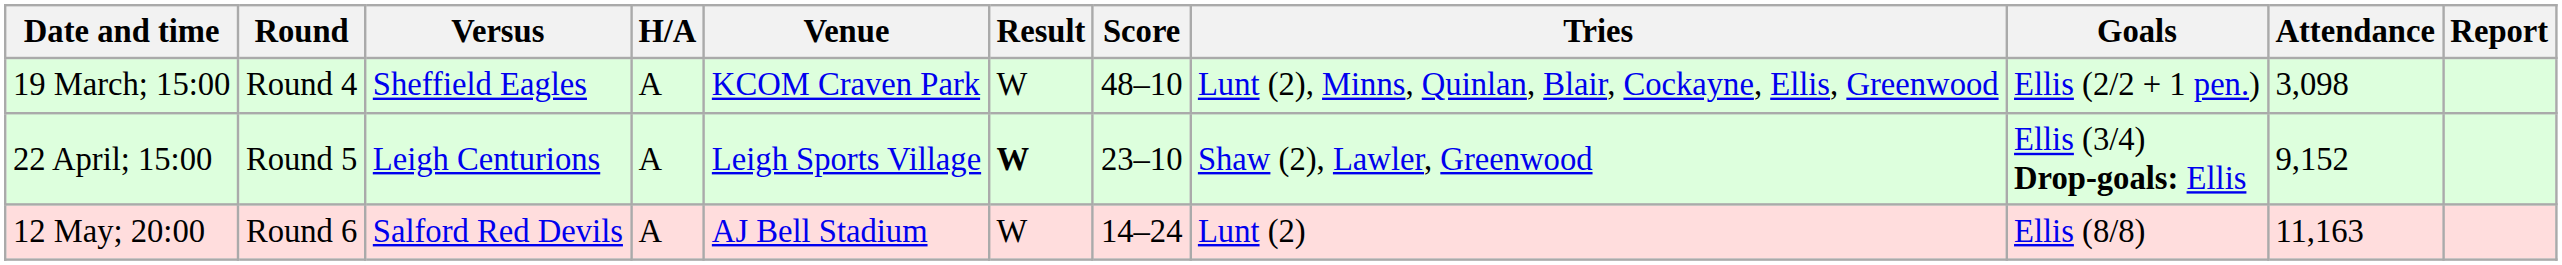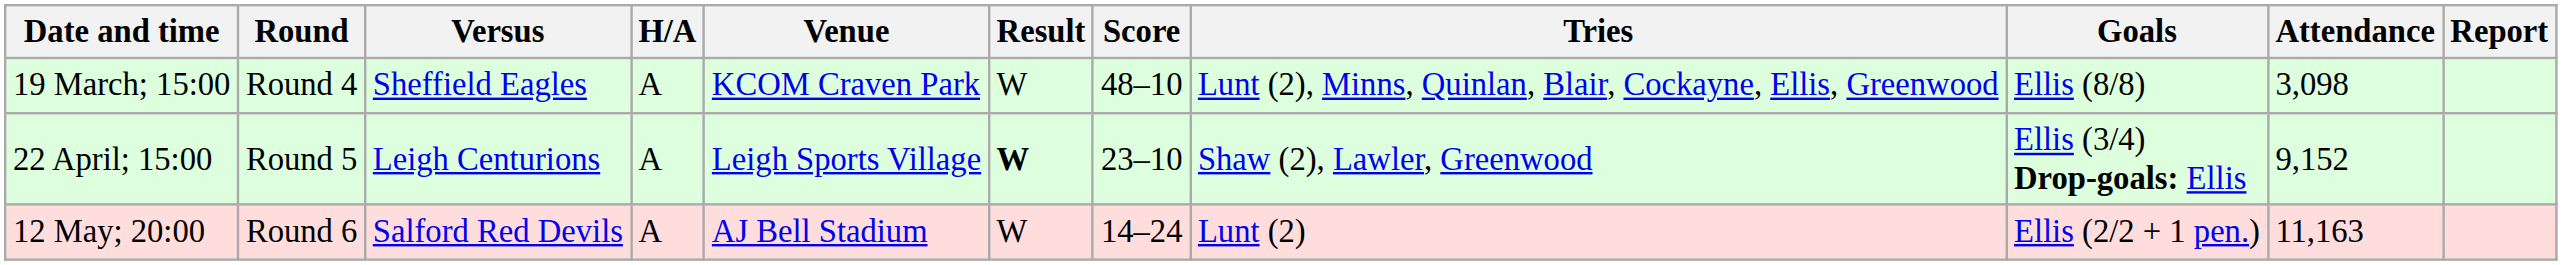(2137, 84) Ellis (2/2 + 1 pen.) -> (2080, 84) Ellis (8/8)
(2080, 230) Ellis (8/8) -> (2137, 230) Ellis (2/2 + 1 pen.)
